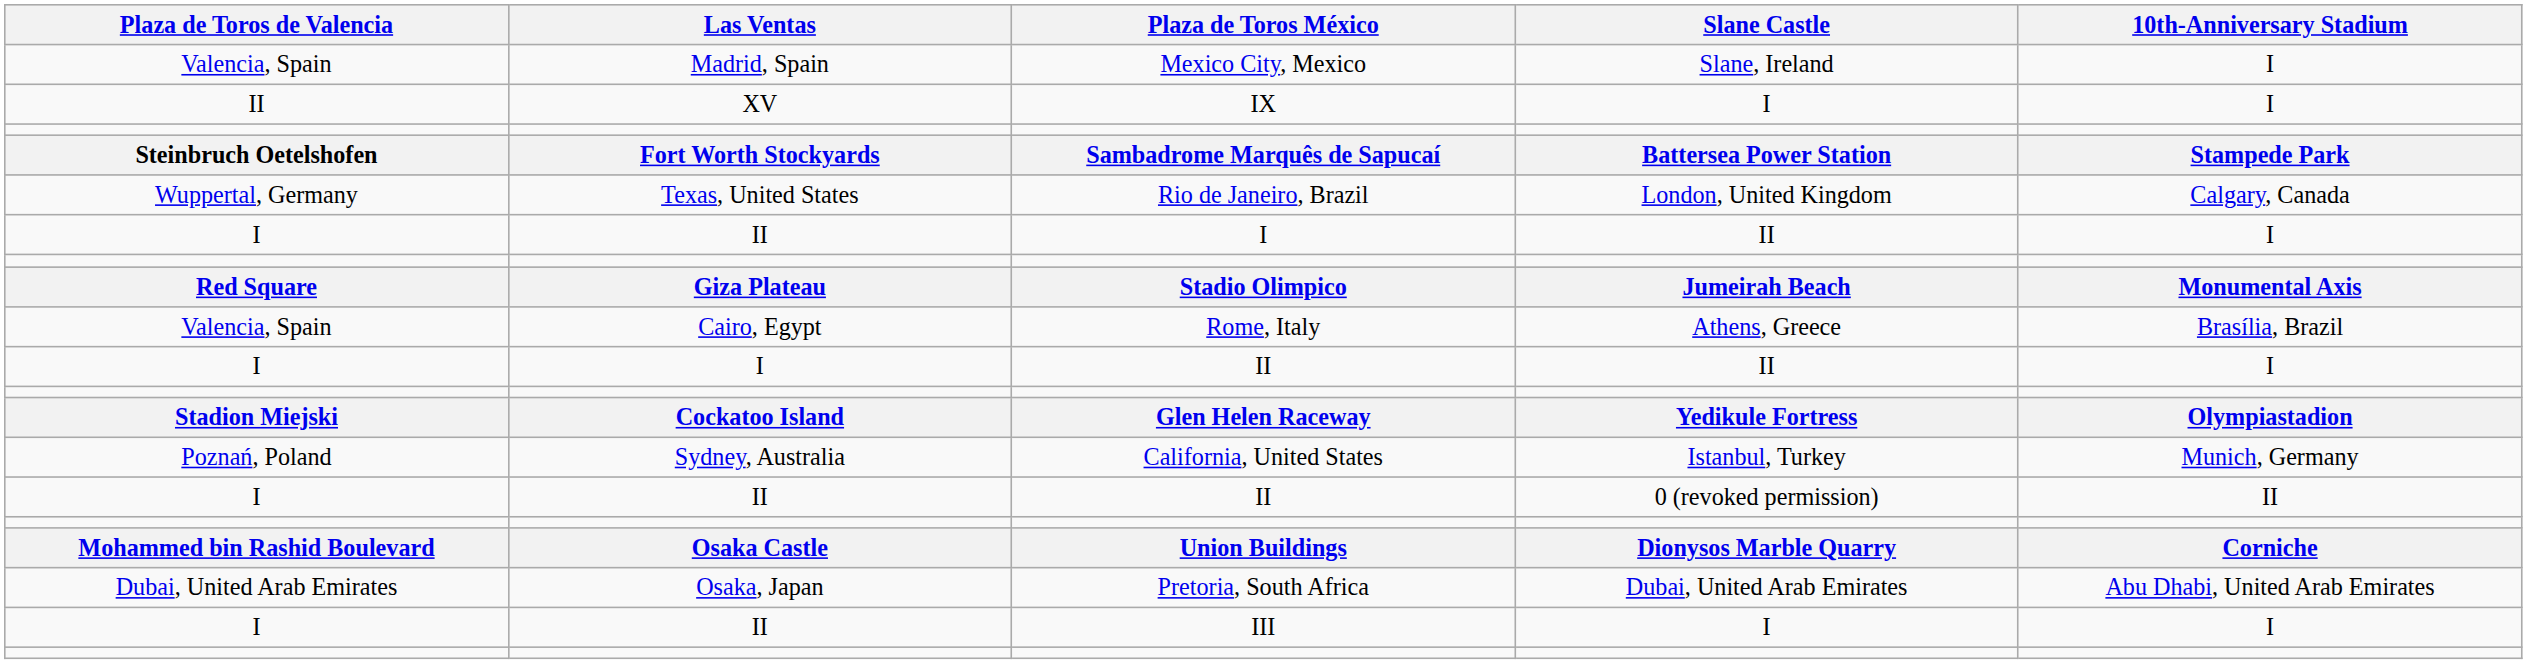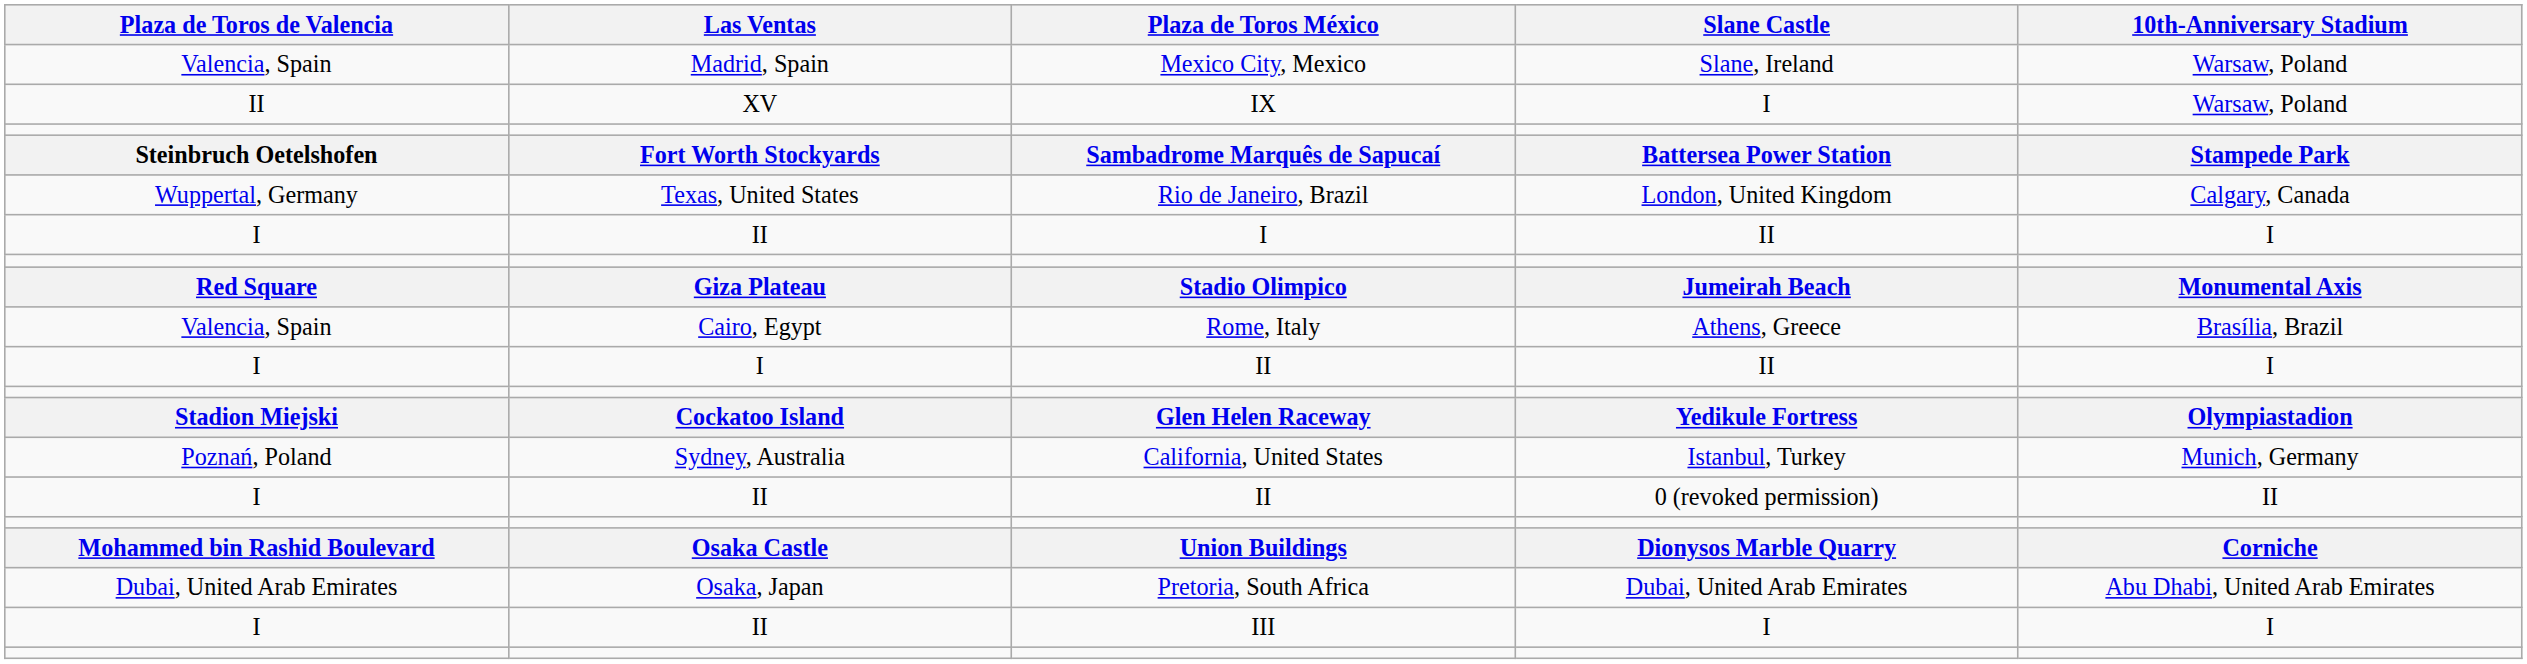(2270, 64) I -> (2270, 64) Warsaw, Poland
(2270, 104) I -> (2270, 104) Warsaw, Poland
